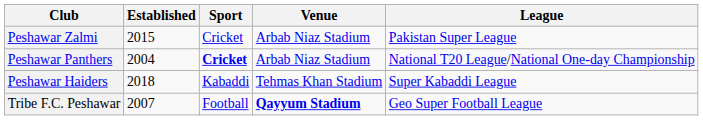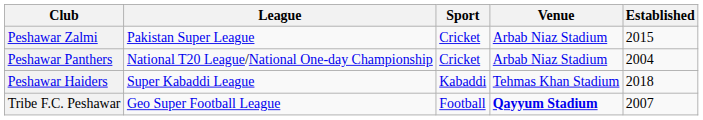columns swapped: (542, 15) <-> (161, 15)
(225, 59) bold -> (460, 59) normal
